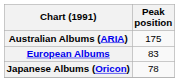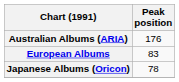(153, 38) 175 -> (153, 38) 176
